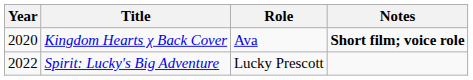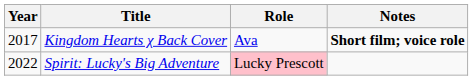(23, 39) 2020 -> (23, 39) 2017
(279, 63) no background -> (279, 63) pink background
